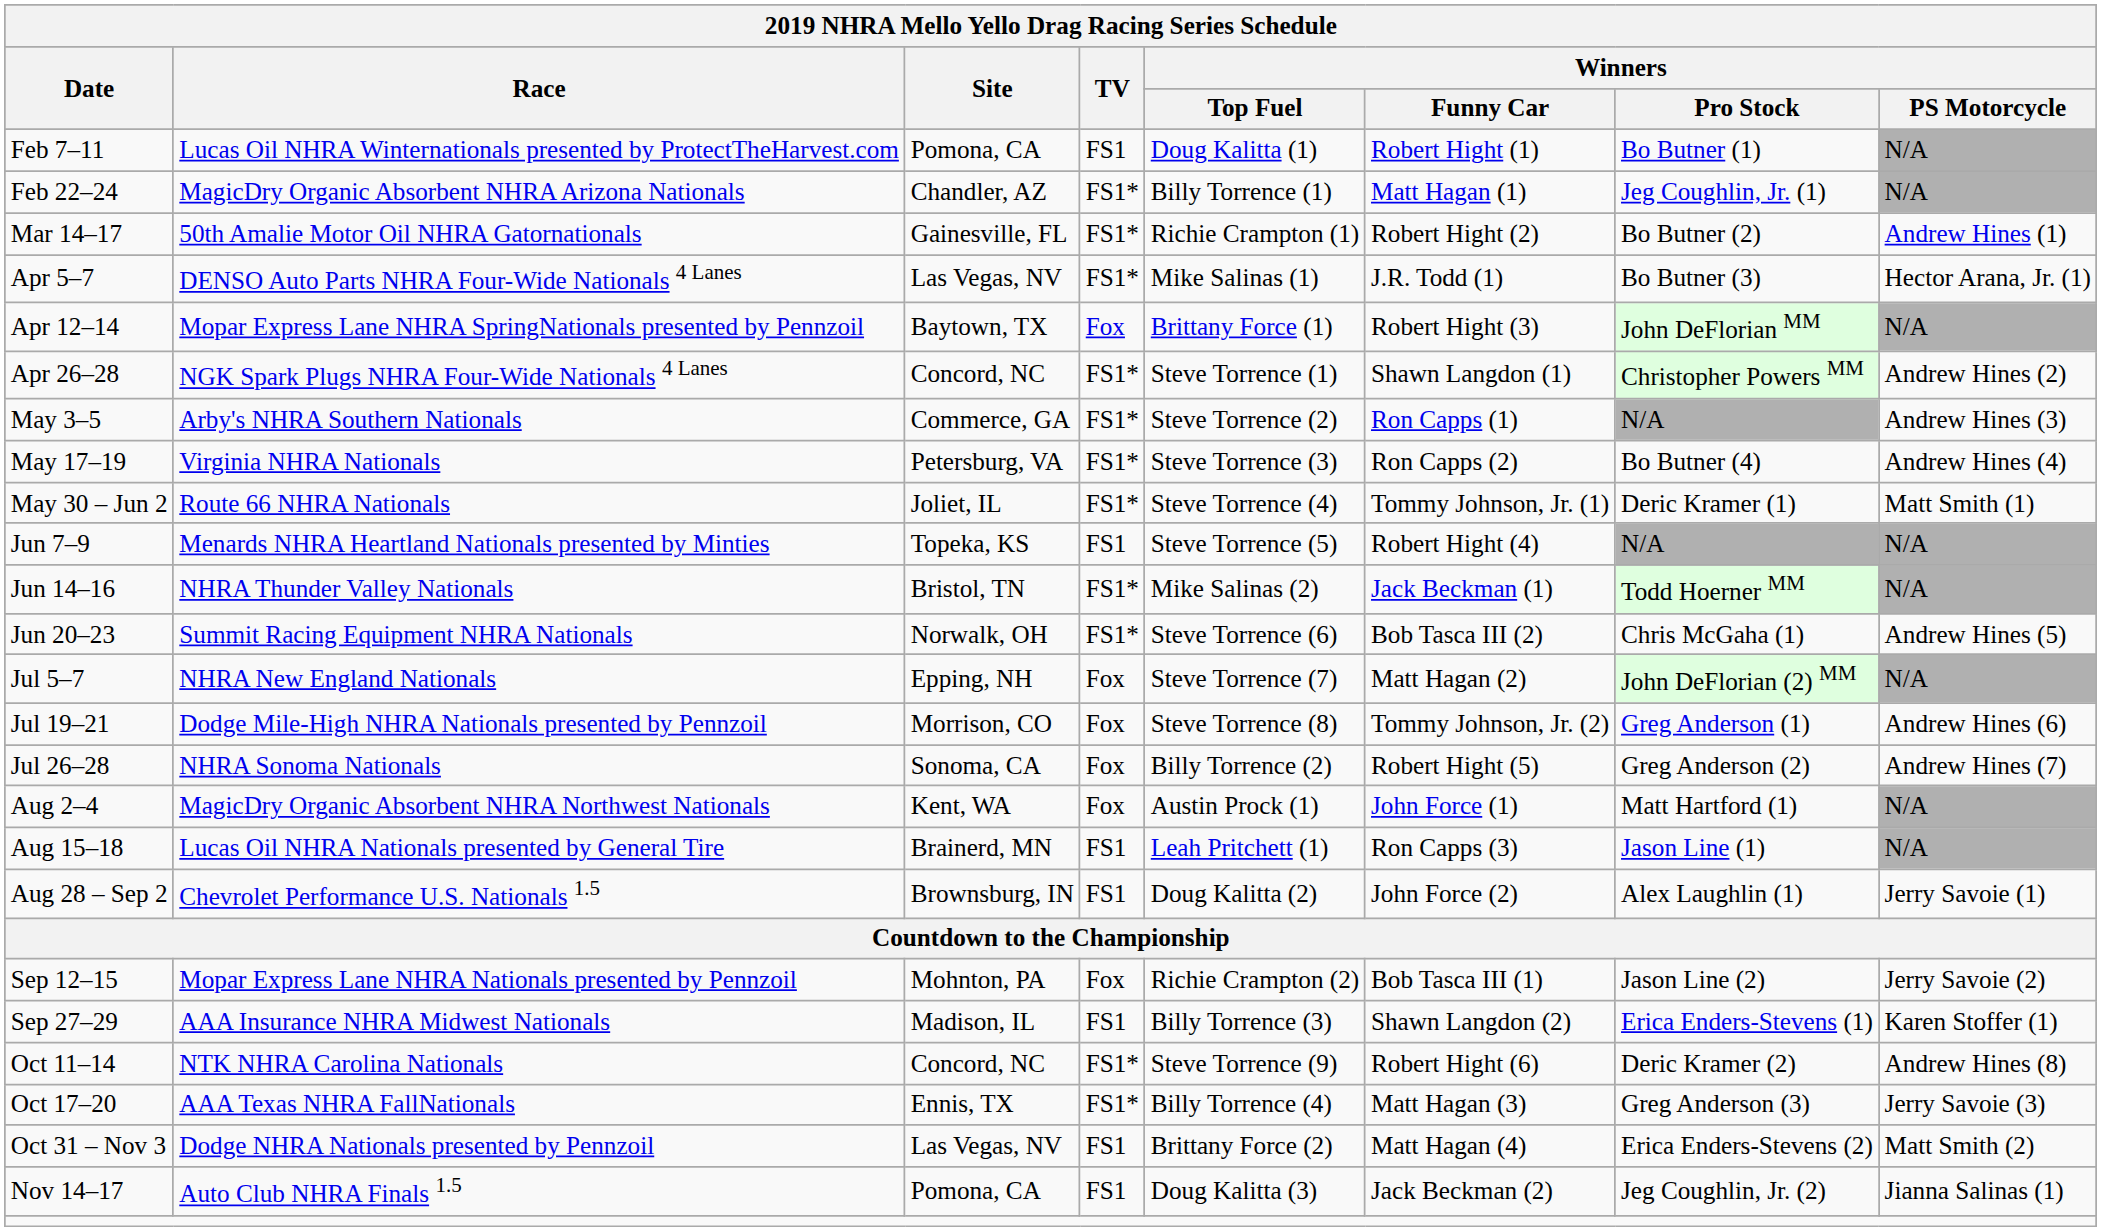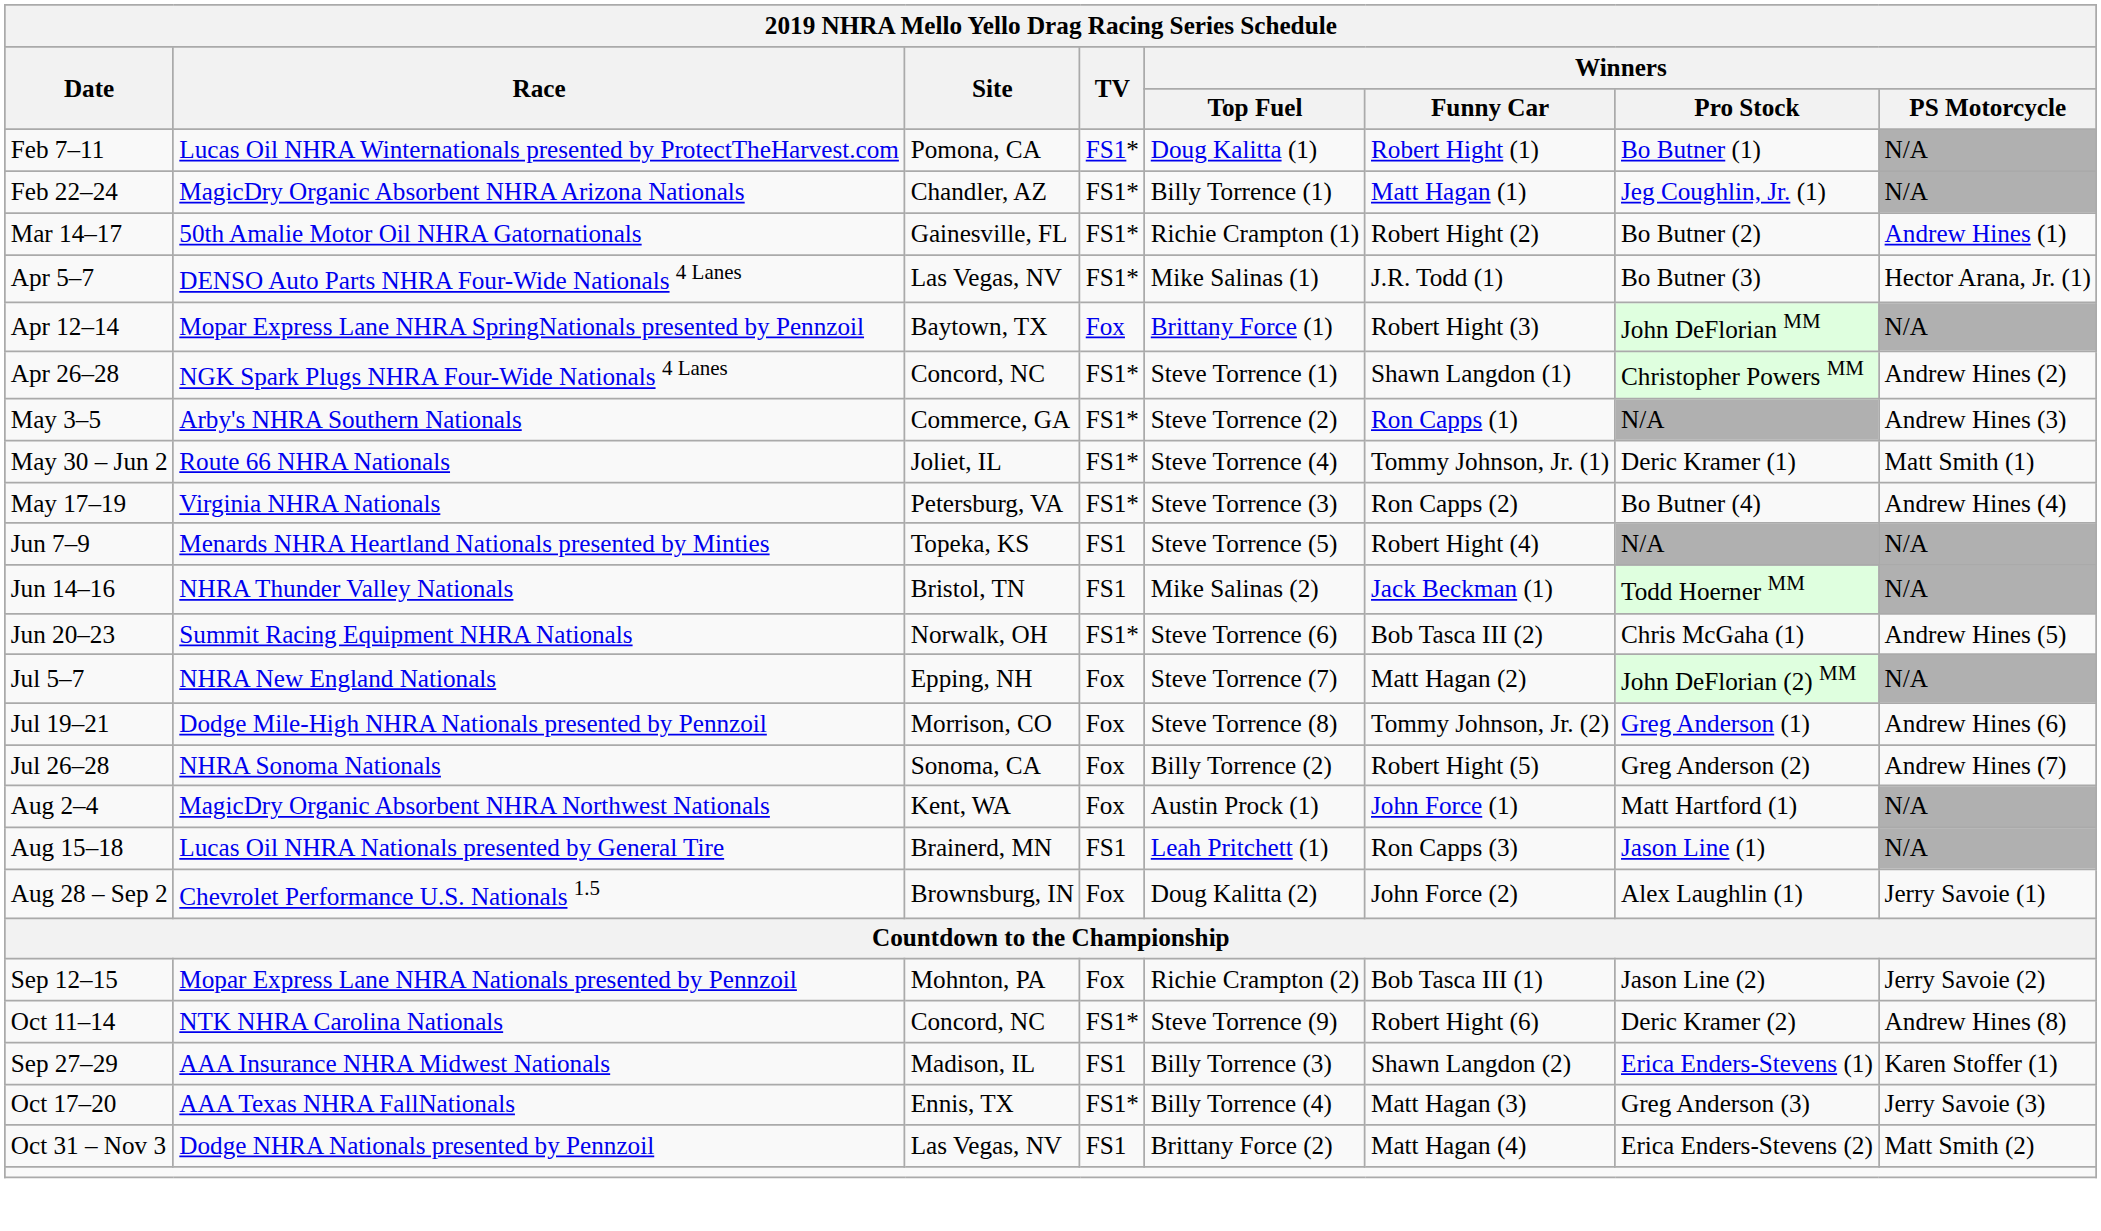(1106, 150) FS1 -> (1112, 150) FS1*
rows swapped: (68, 461) <-> (89, 502)
(1112, 589) FS1* -> (1106, 589) FS1
(1106, 893) FS1 -> (1105, 893) Fox
rows swapped: (64, 1021) <-> (63, 1063)
- row: (67, 1191)
